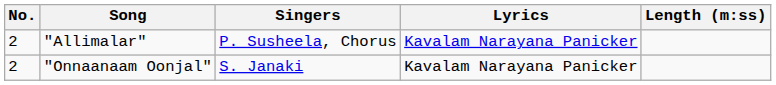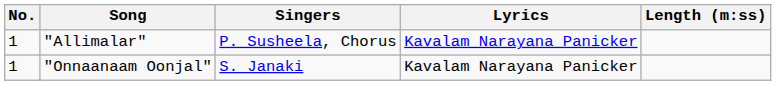(13, 43) 2 -> (13, 43) 1
(13, 68) 2 -> (13, 68) 1
